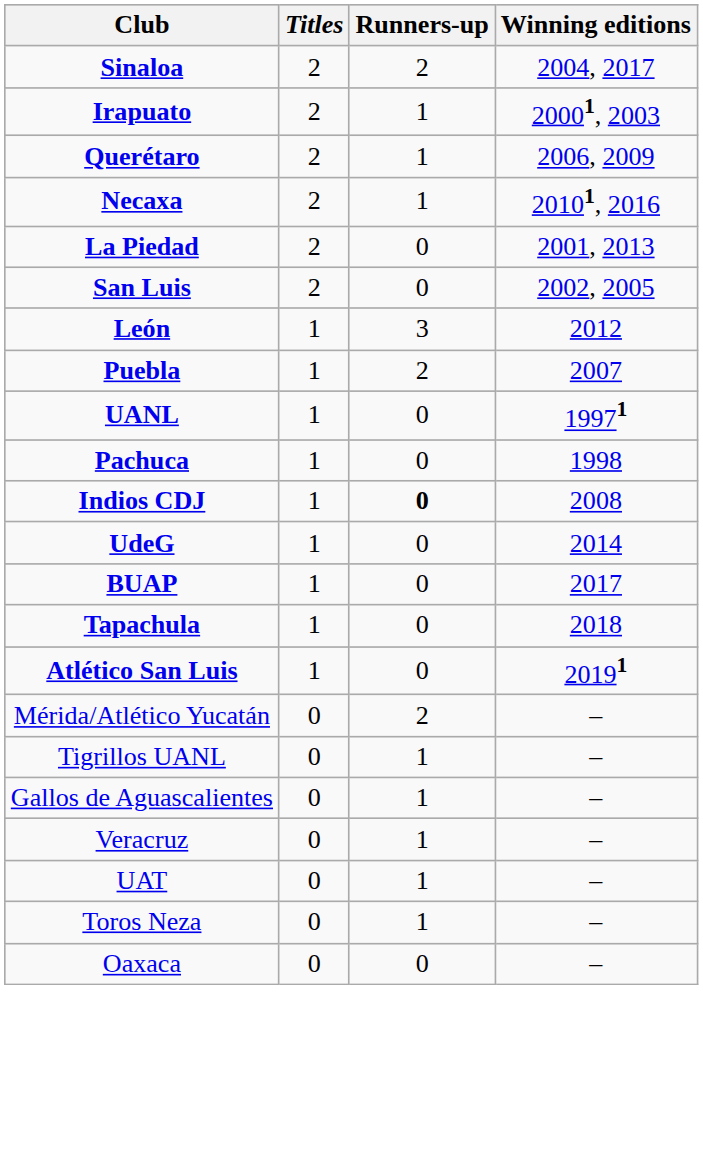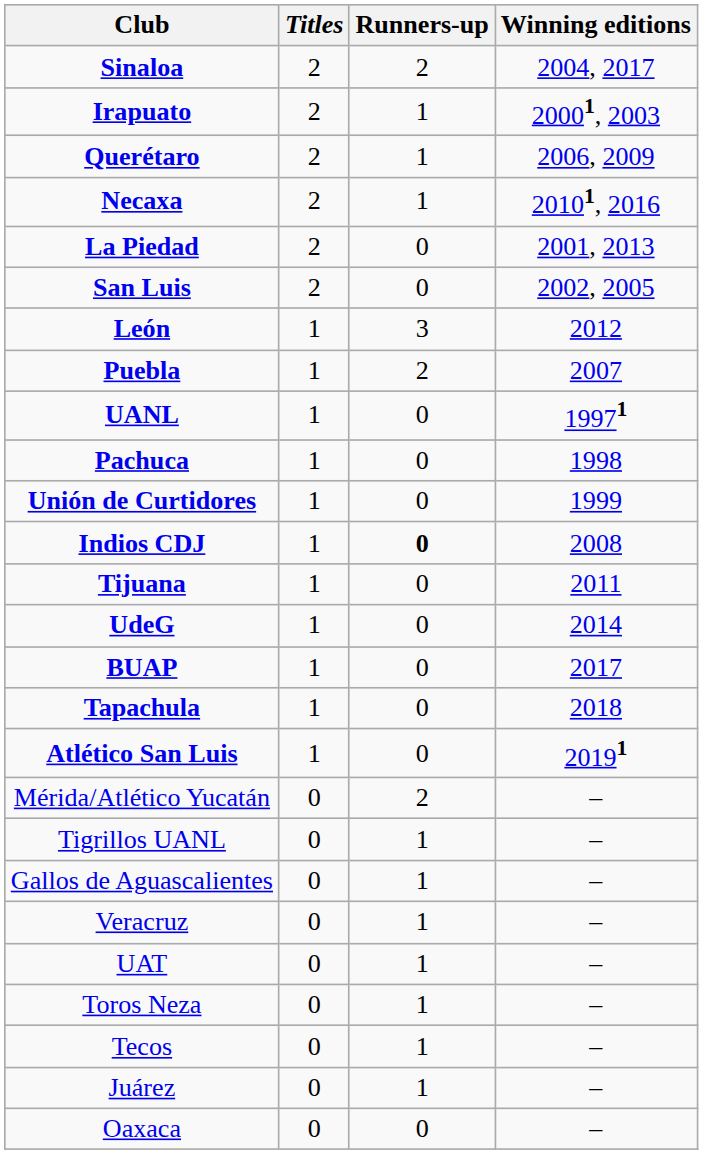+ row: (142, 501)
+ row: (142, 584)
+ row: (142, 1046)
+ row: (142, 1087)
